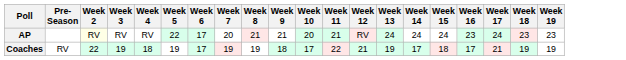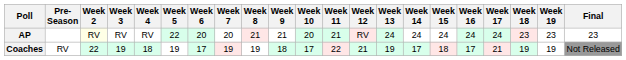+ column: (593, 17)
(201, 35) 17 -> (201, 35) 20
(470, 35) 23 -> (470, 35) 24
